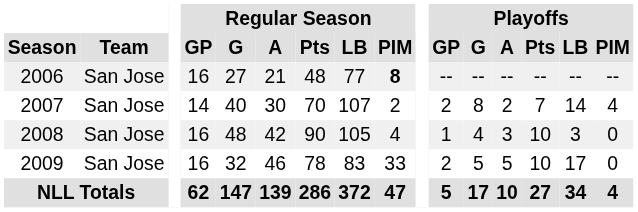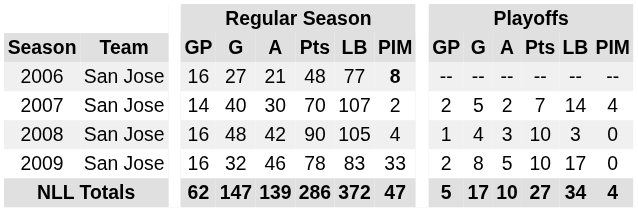(478, 105) 8 -> (478, 105) 5
(478, 163) 5 -> (478, 163) 8
